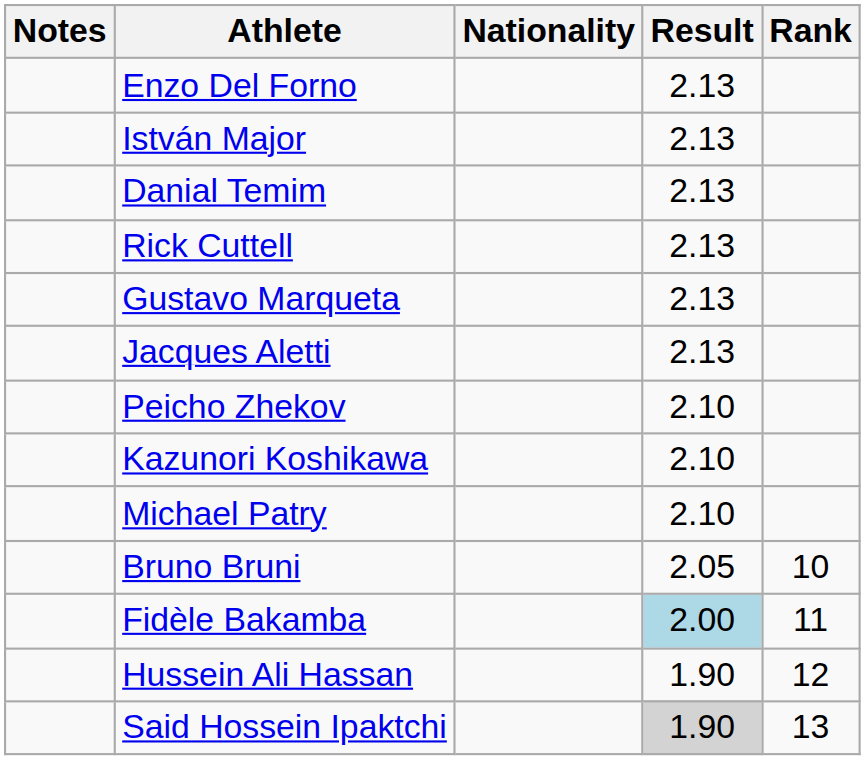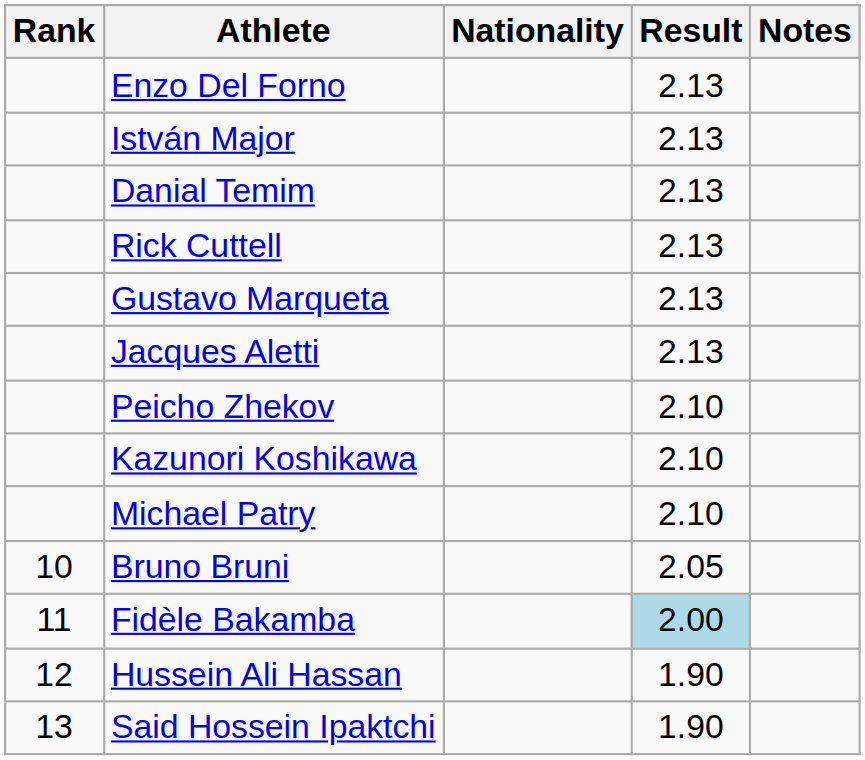columns swapped: (811, 31) <-> (60, 31)
(702, 727) lightgrey background -> (691, 727) no background
